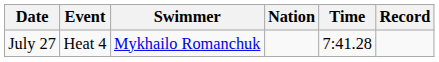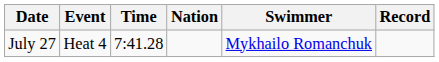columns swapped: (187, 17) <-> (347, 17)
